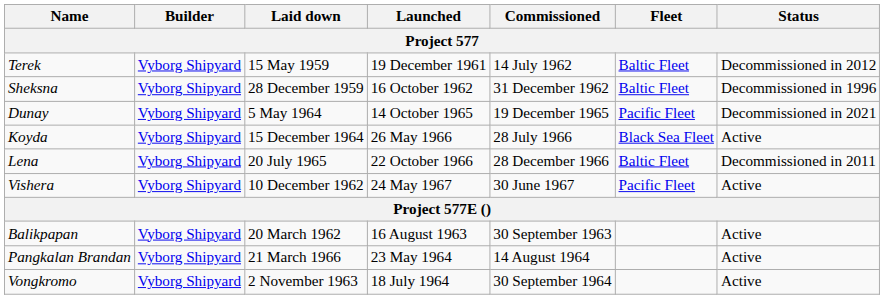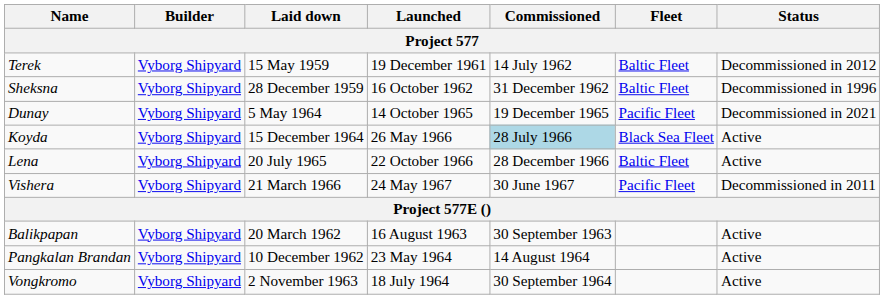(533, 137) no background -> (533, 137) lightblue background
(798, 161) Decommissioned in 2011 -> (741, 161) Active
(306, 185) 10 December 1962 -> (294, 185) 21 March 1966
(741, 185) Active -> (798, 185) Decommissioned in 2011
(294, 257) 21 March 1966 -> (306, 257) 10 December 1962
